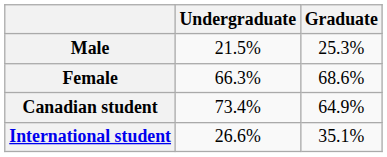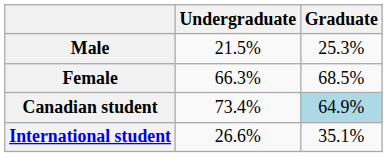(341, 78) 68.6% -> (341, 78) 68.5%
(341, 107) no background -> (341, 107) lightblue background
